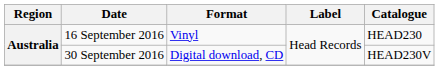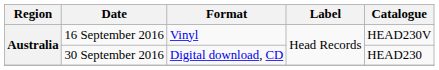(395, 34) HEAD230 -> (399, 34) HEAD230V
(399, 55) HEAD230V -> (395, 55) HEAD230
